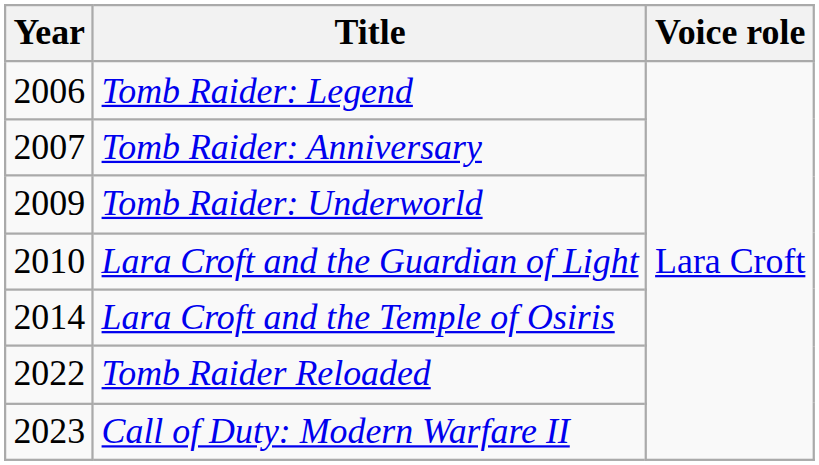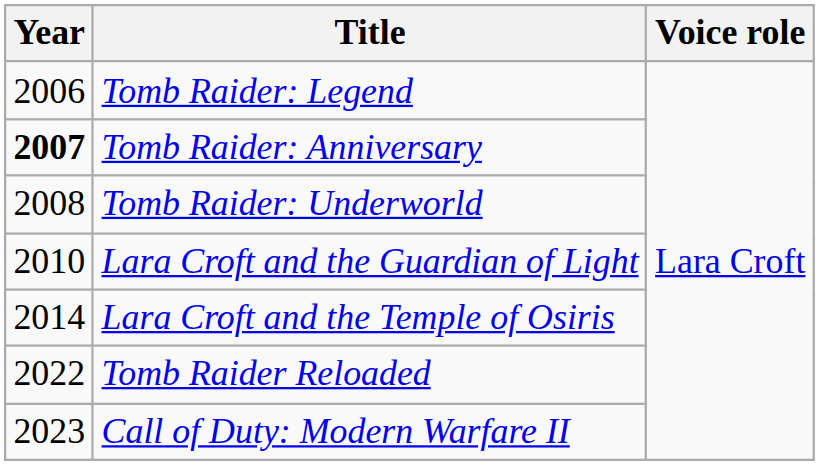(49, 146) normal -> (49, 146) bold
(49, 203) 2009 -> (49, 203) 2008
